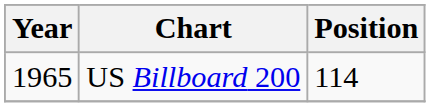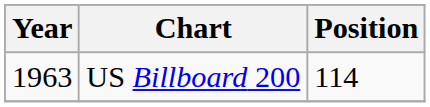(42, 76) 1965 -> (42, 76) 1963
